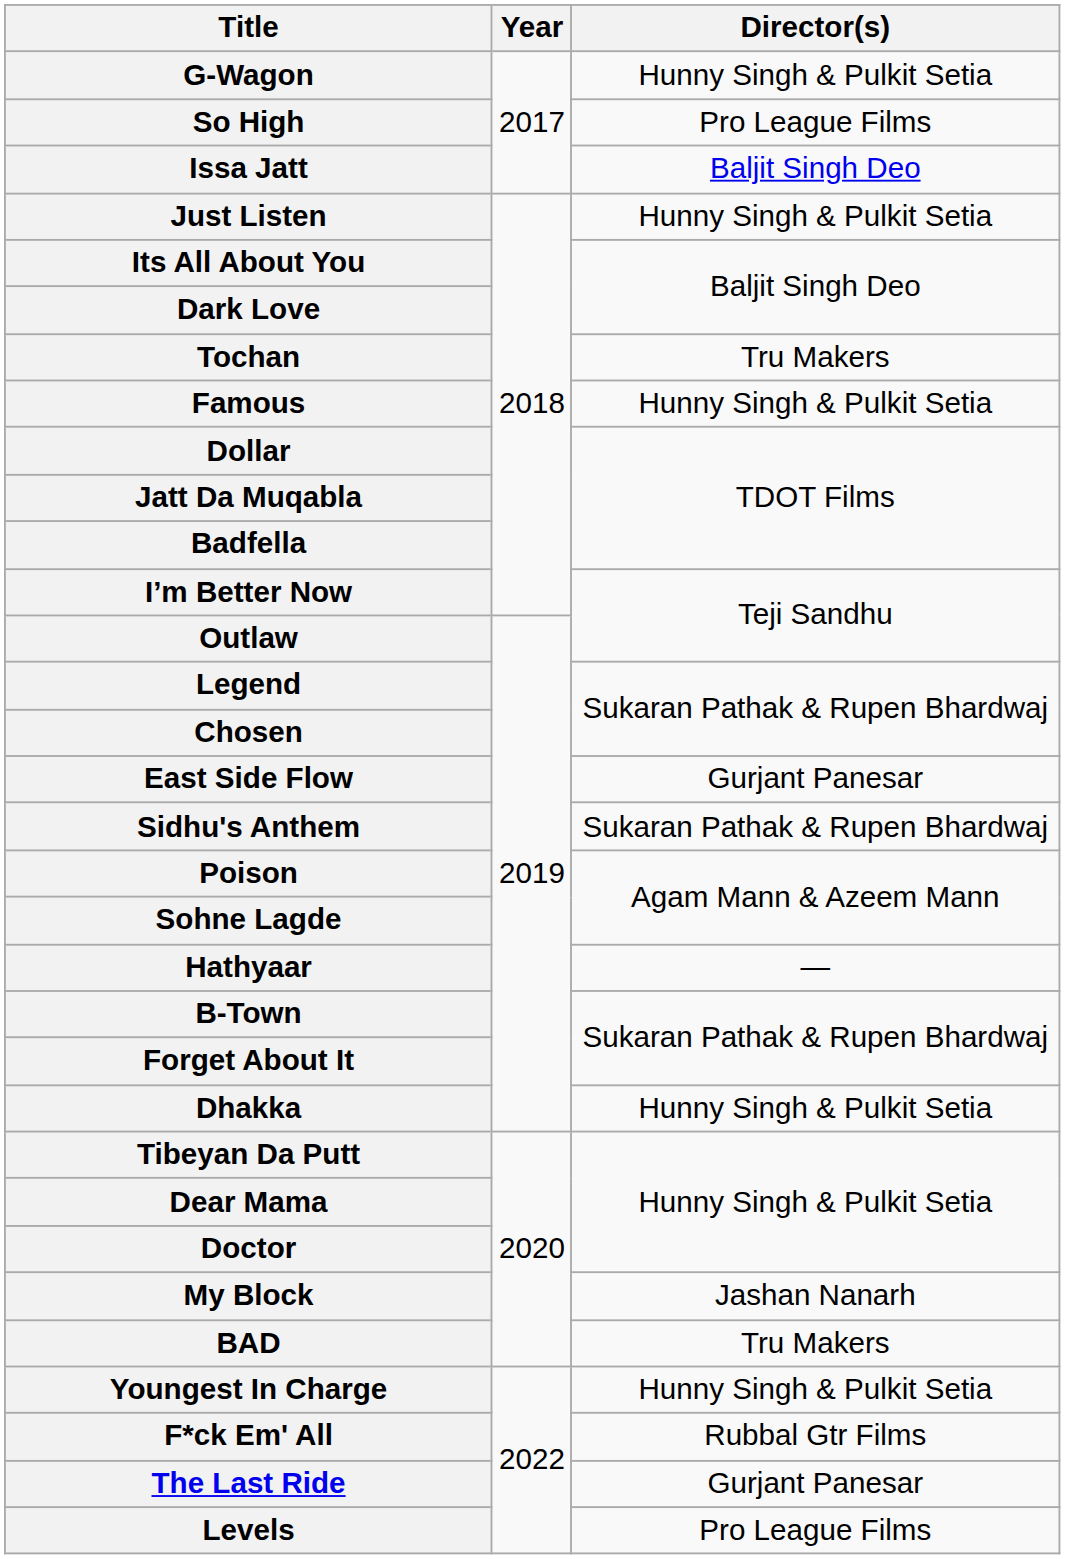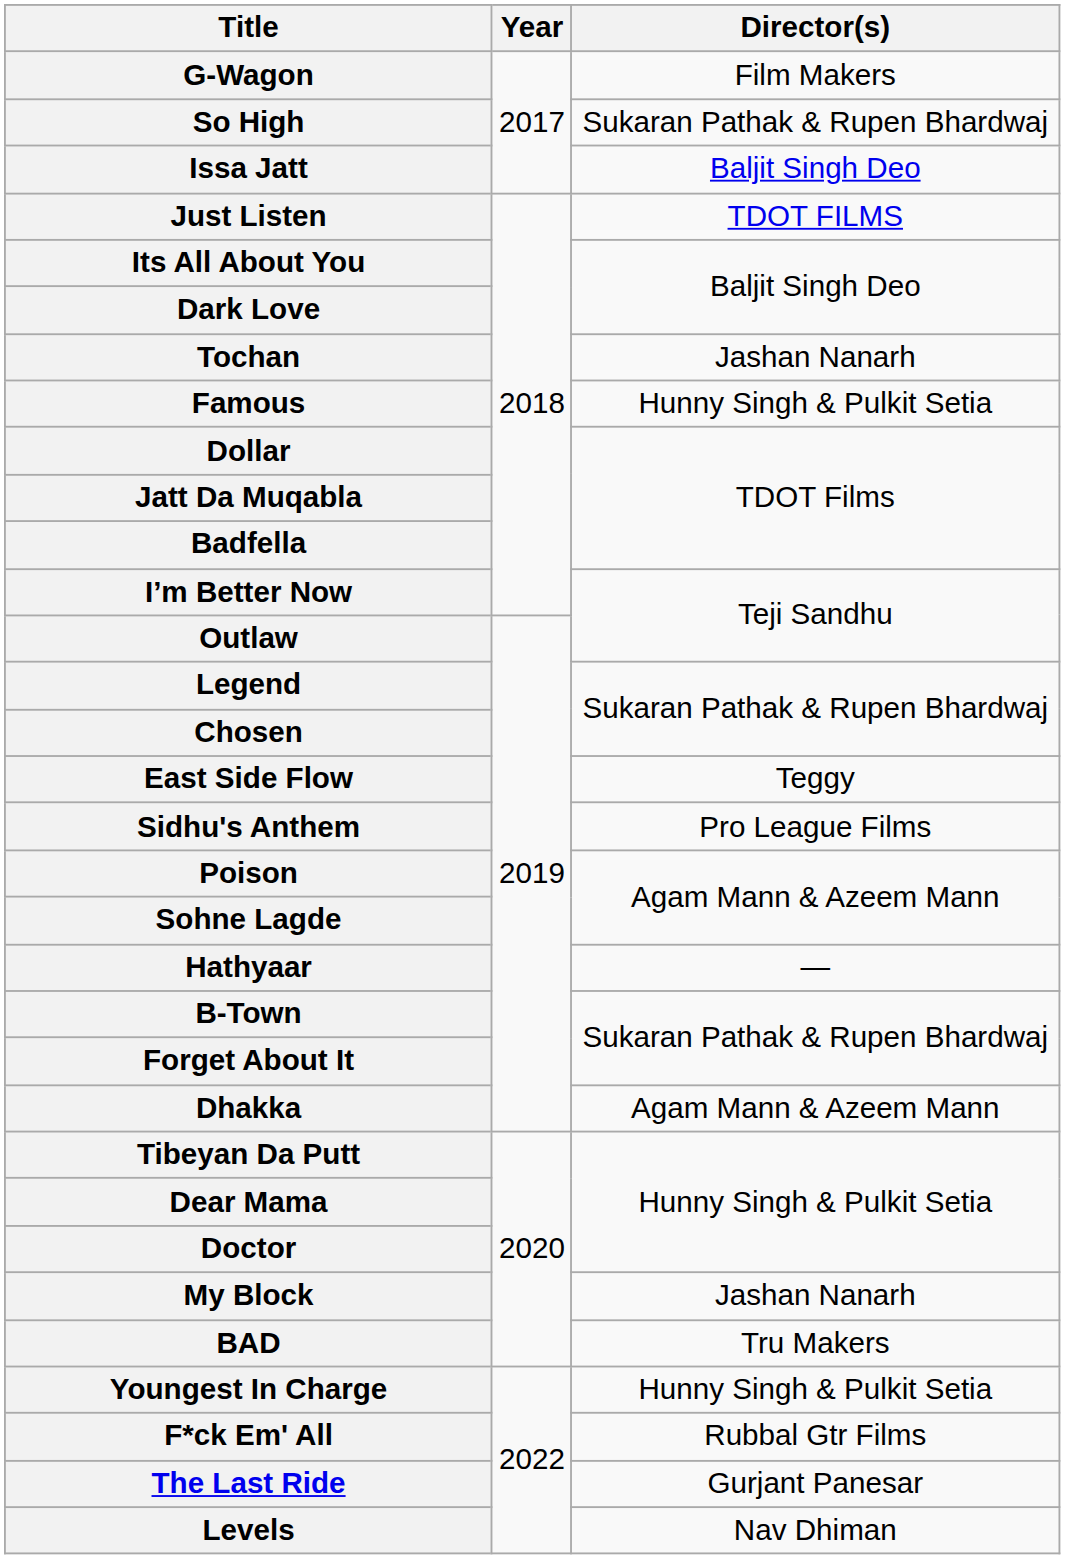(815, 74) Hunny Singh & Pulkit Setia -> (815, 74) Film Makers
(815, 121) Pro League Films -> (815, 121) Sukaran Pathak & Rupen Bhardwaj
(815, 215) Hunny Singh & Pulkit Setia -> (815, 215) TDOT FILMS
(815, 356) Tru Makers -> (815, 356) Jashan Nanarh
(815, 779) Gurjant Panesar -> (815, 779) Teggy
(815, 826) Sukaran Pathak & Rupen Bhardwaj -> (815, 826) Pro League Films
(815, 1107) Hunny Singh & Pulkit Setia -> (815, 1107) Agam Mann & Azeem Mann
(815, 1530) Pro League Films -> (815, 1530) Nav Dhiman
